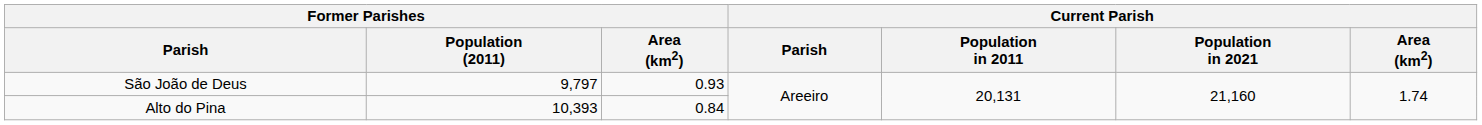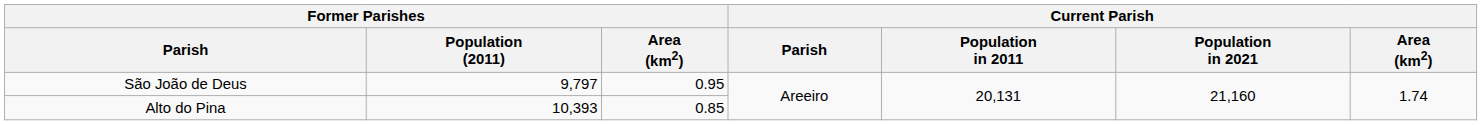(710, 84) 0.93 -> (710, 84) 0.95
(710, 107) 0.84 -> (710, 107) 0.85
